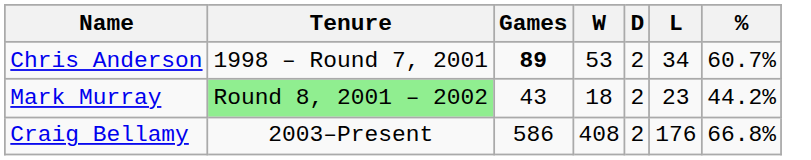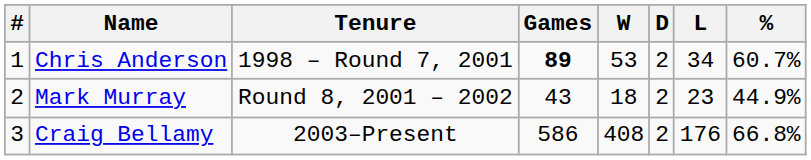+ column: (17, 24)
(351, 98) lightgreen background -> (375, 98) no background
(742, 98) 44.2% -> (766, 98) 44.9%
